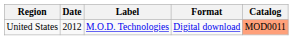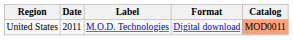(72, 27) 2012 -> (72, 27) 2011
